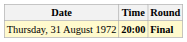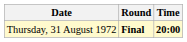columns swapped: (133, 12) <-> (165, 12)
